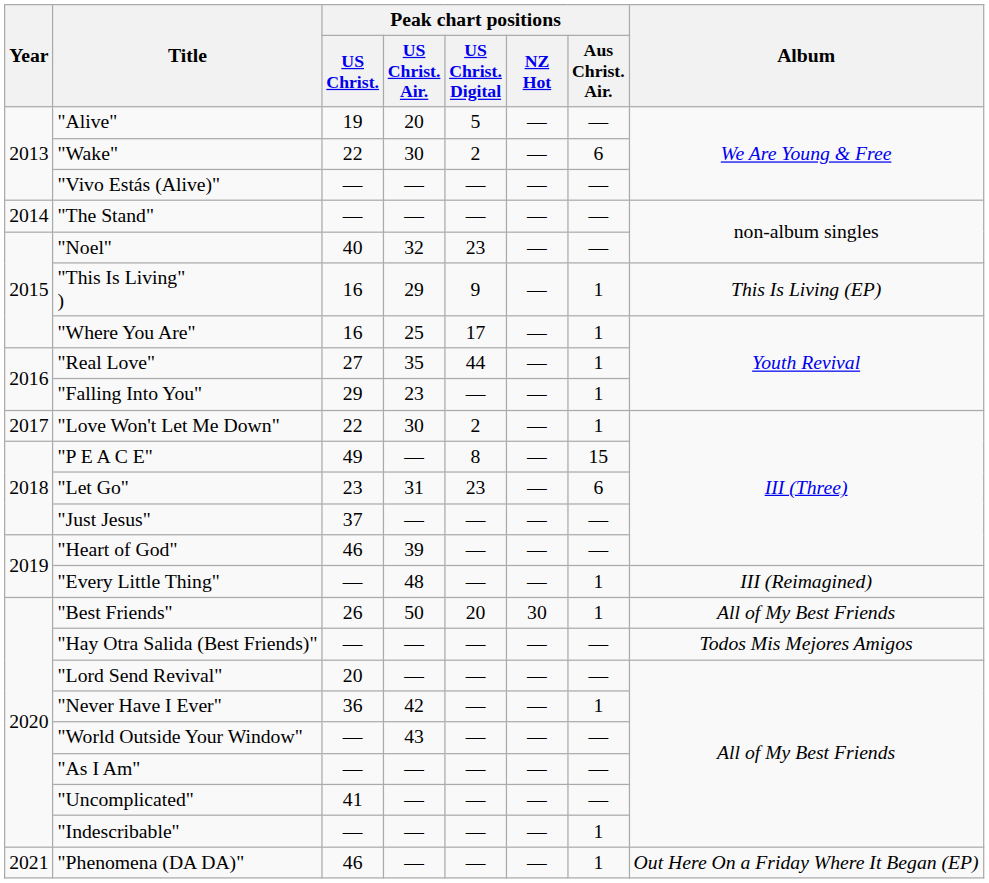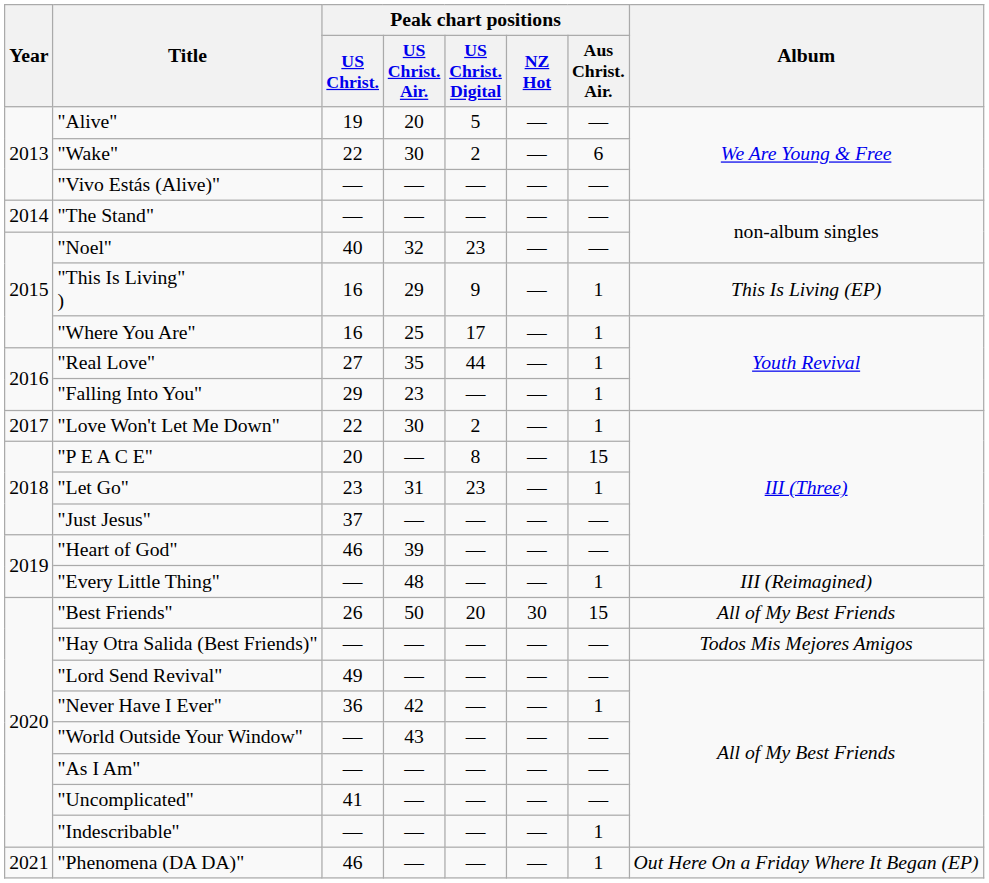(353, 456) 49 -> (353, 456) 20
(598, 487) 6 -> (598, 487) 1
(598, 612) 1 -> (598, 612) 15
(353, 675) 20 -> (353, 675) 49
